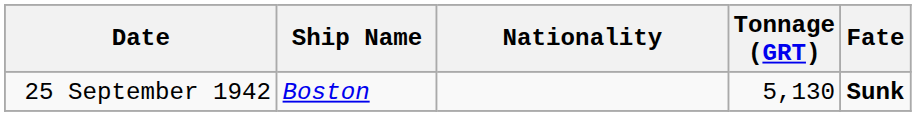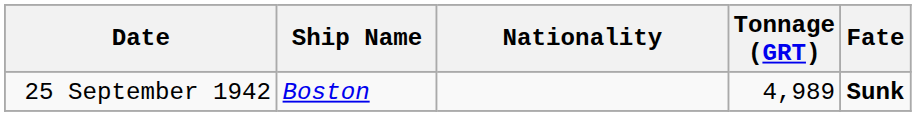(799, 92) 5,130 -> (799, 92) 4,989
